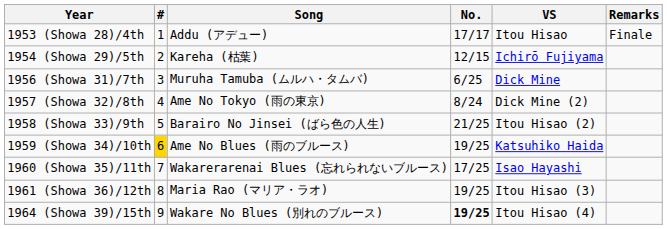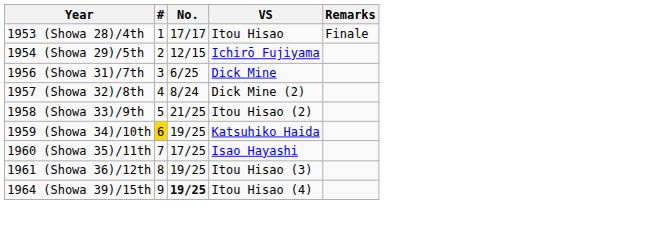- column: (309, 14)
